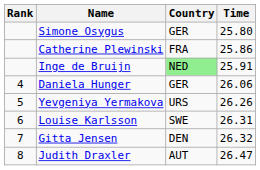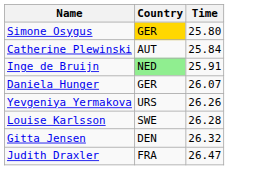- column: (20, 13)
(179, 31) no background -> (147, 31) gold background
(179, 49) FRA -> (147, 49) AUT
(236, 49) 25.86 -> (205, 49) 25.84
(236, 85) 26.06 -> (205, 85) 26.07
(236, 120) 26.31 -> (205, 120) 26.28
(179, 156) AUT -> (147, 156) FRA
